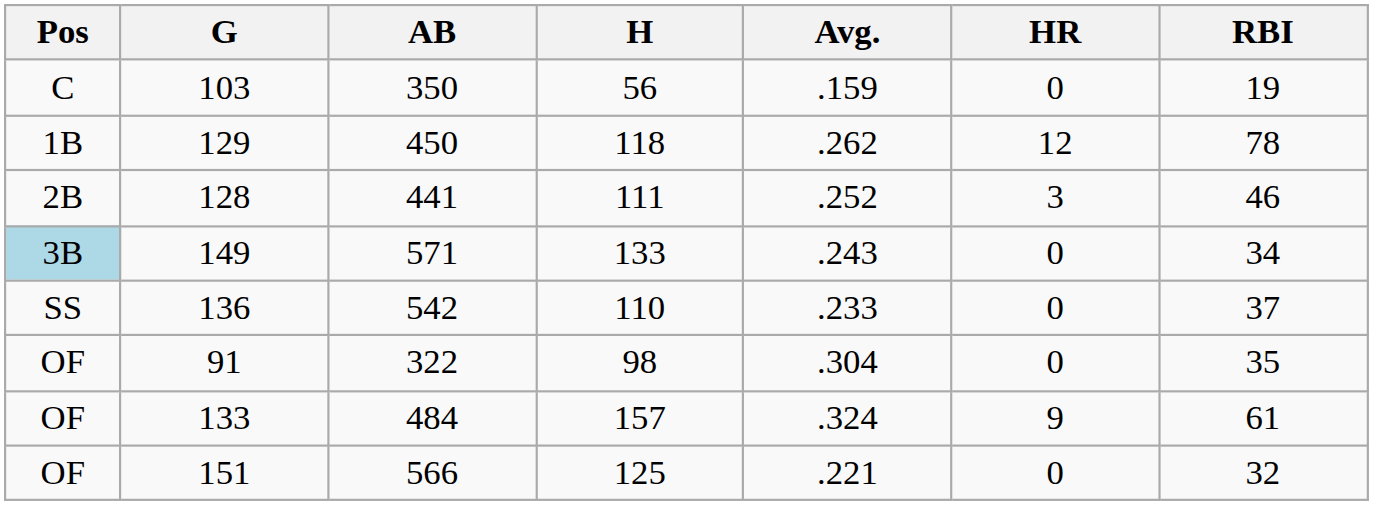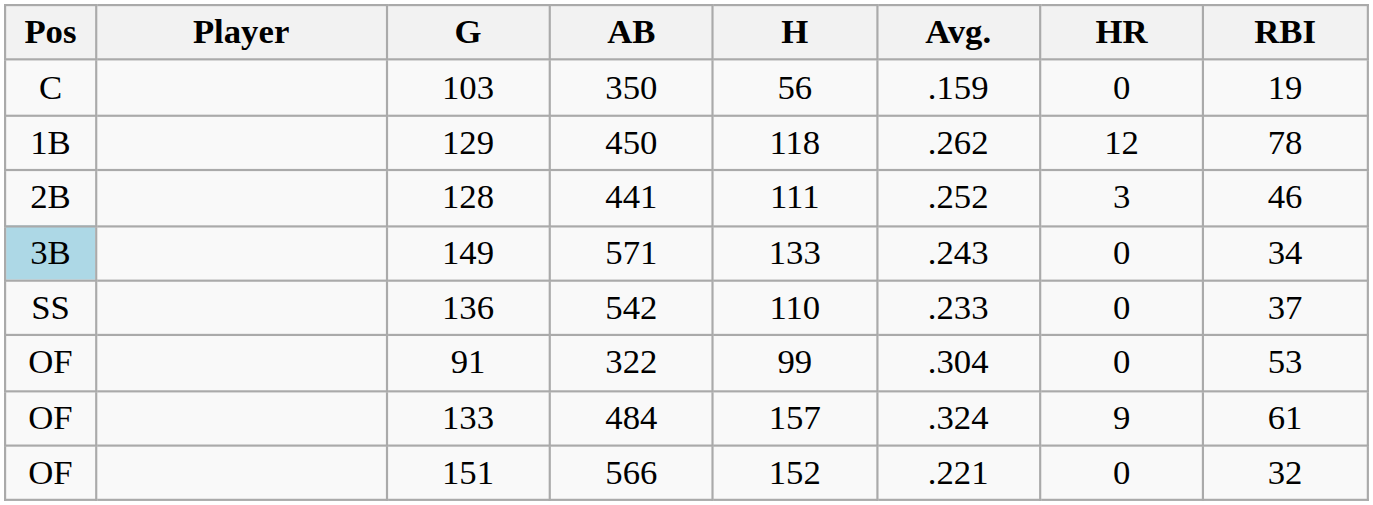+ column: (241, 32)
(640, 362) 98 -> (795, 362) 99
(1263, 362) 35 -> (1285, 362) 53
(640, 472) 125 -> (795, 472) 152
